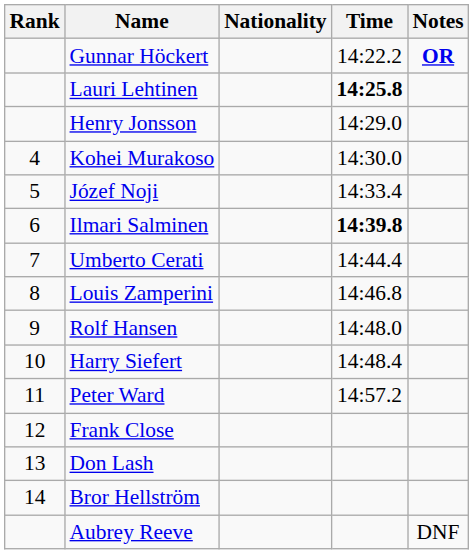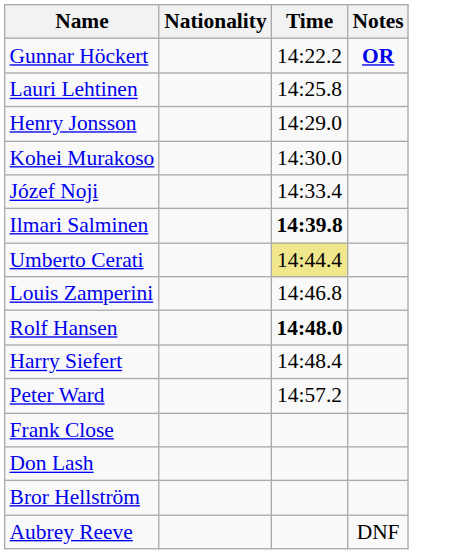- column: (35, 21)
(370, 89) bold -> (310, 89) normal
(370, 259) no background -> (310, 259) khaki background
(370, 327) normal -> (310, 327) bold
